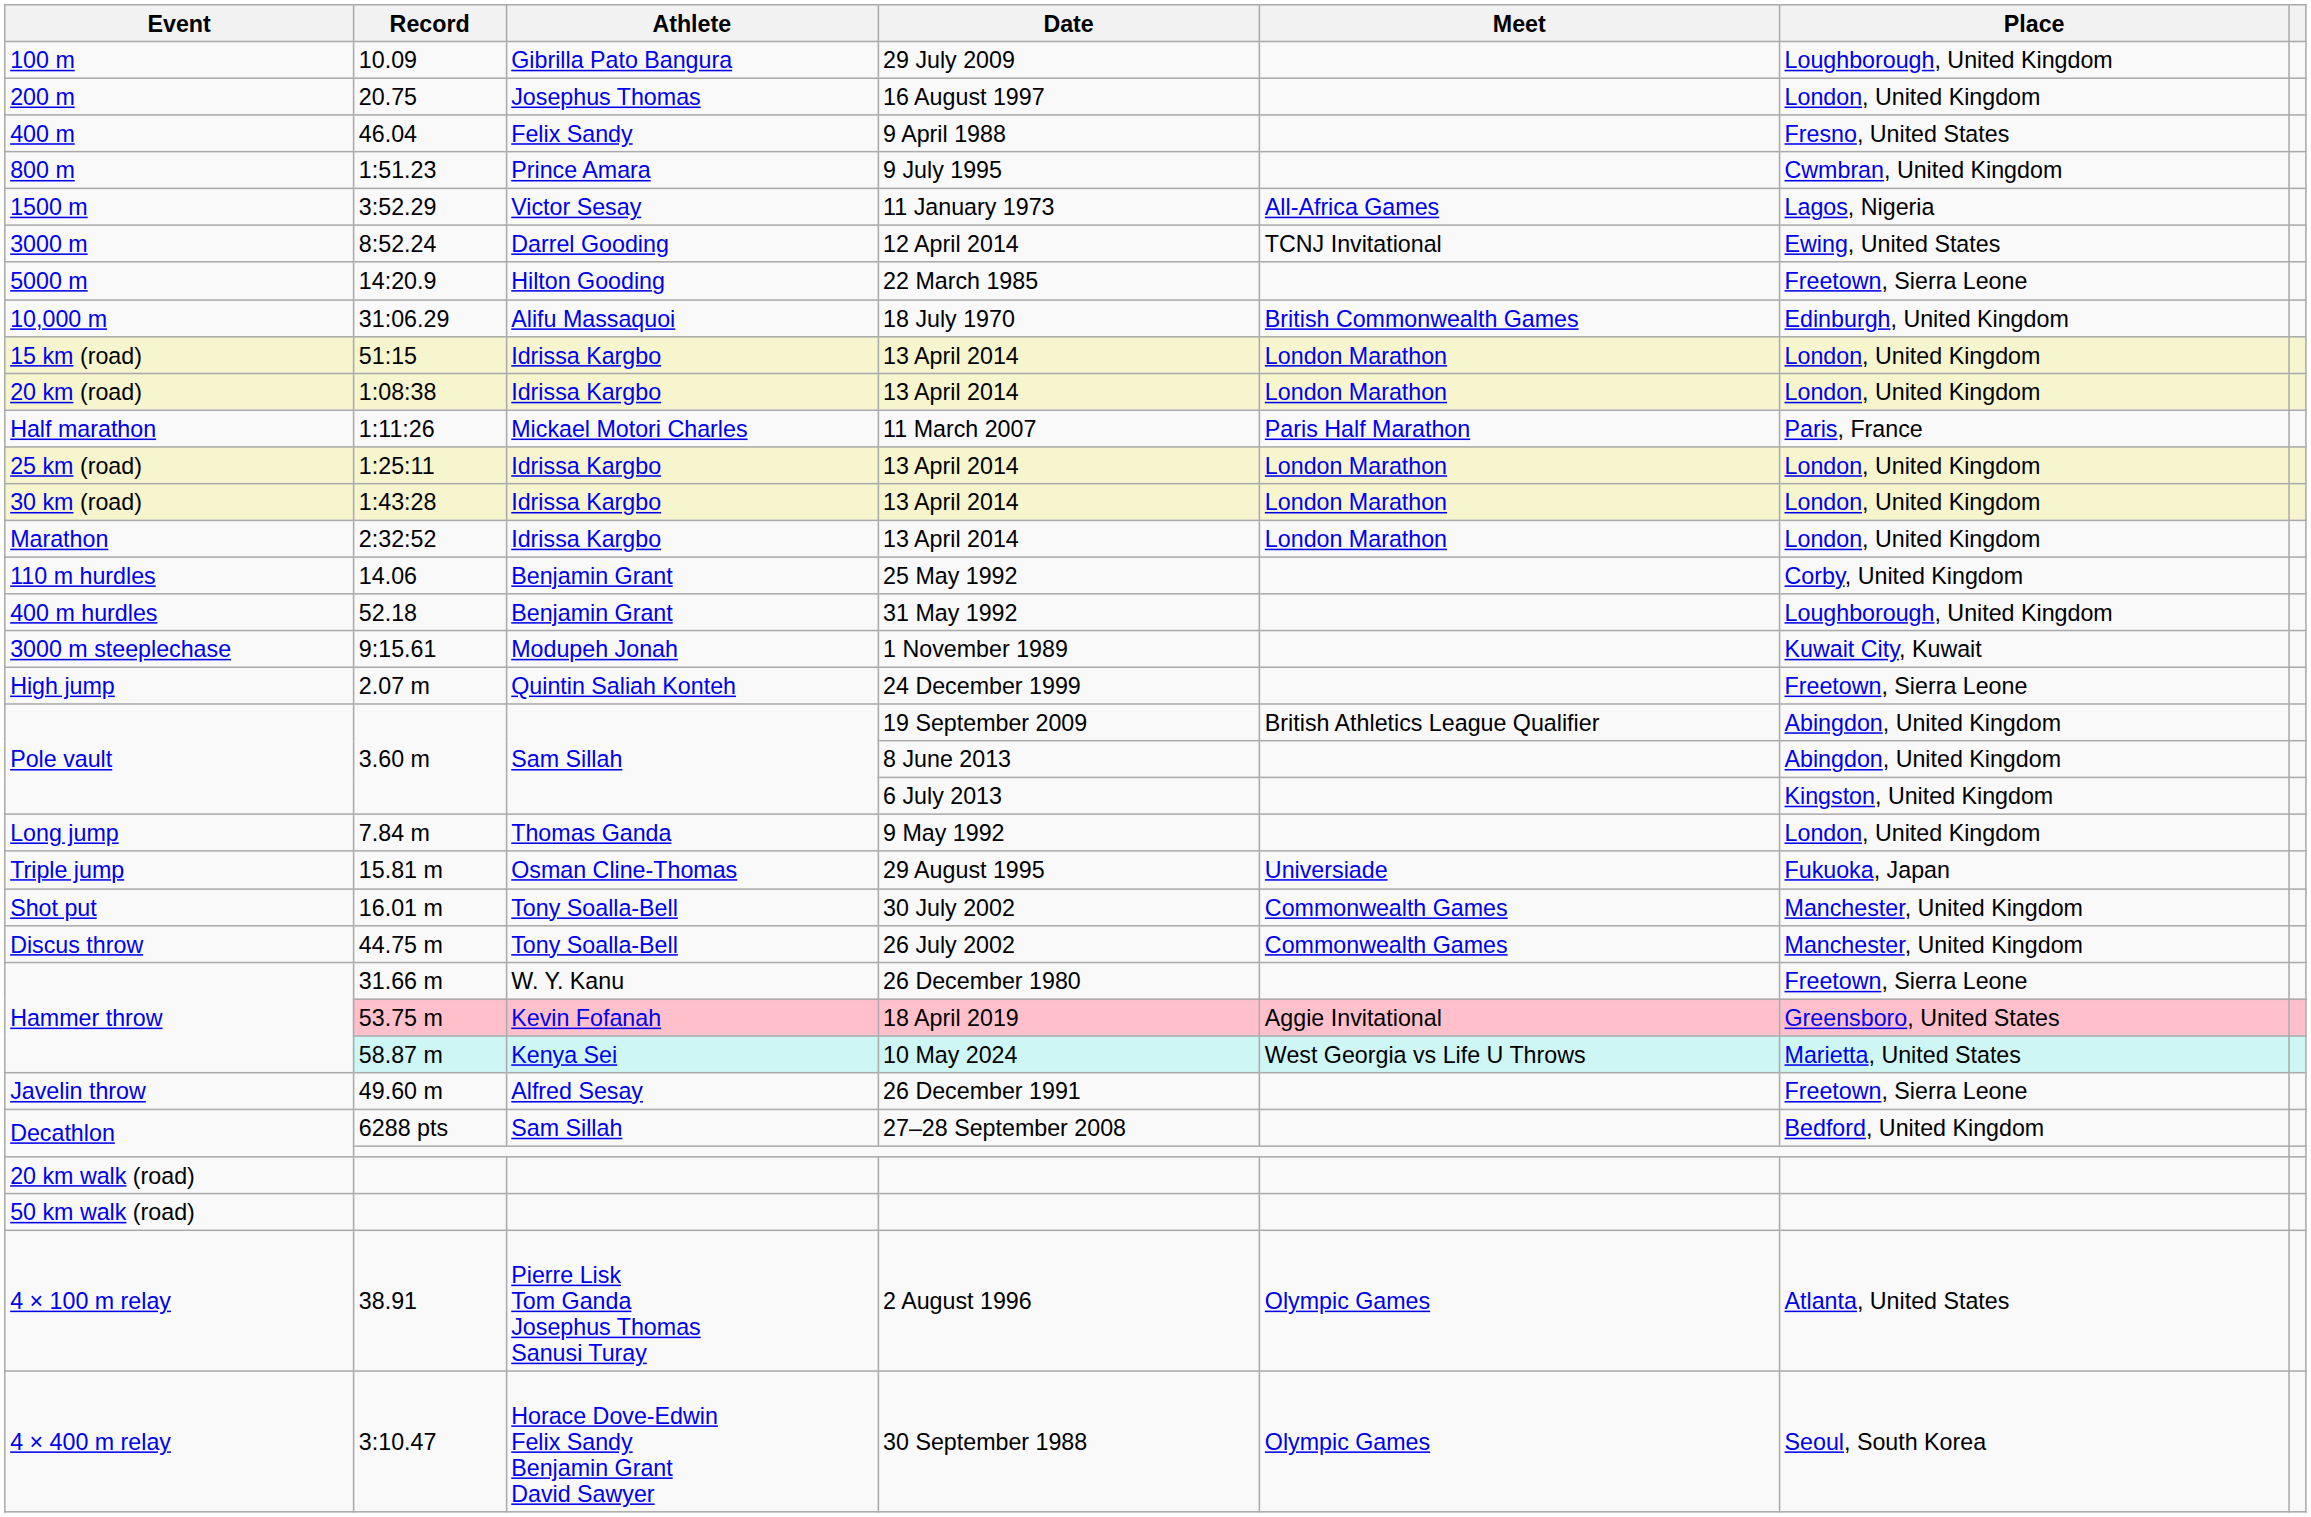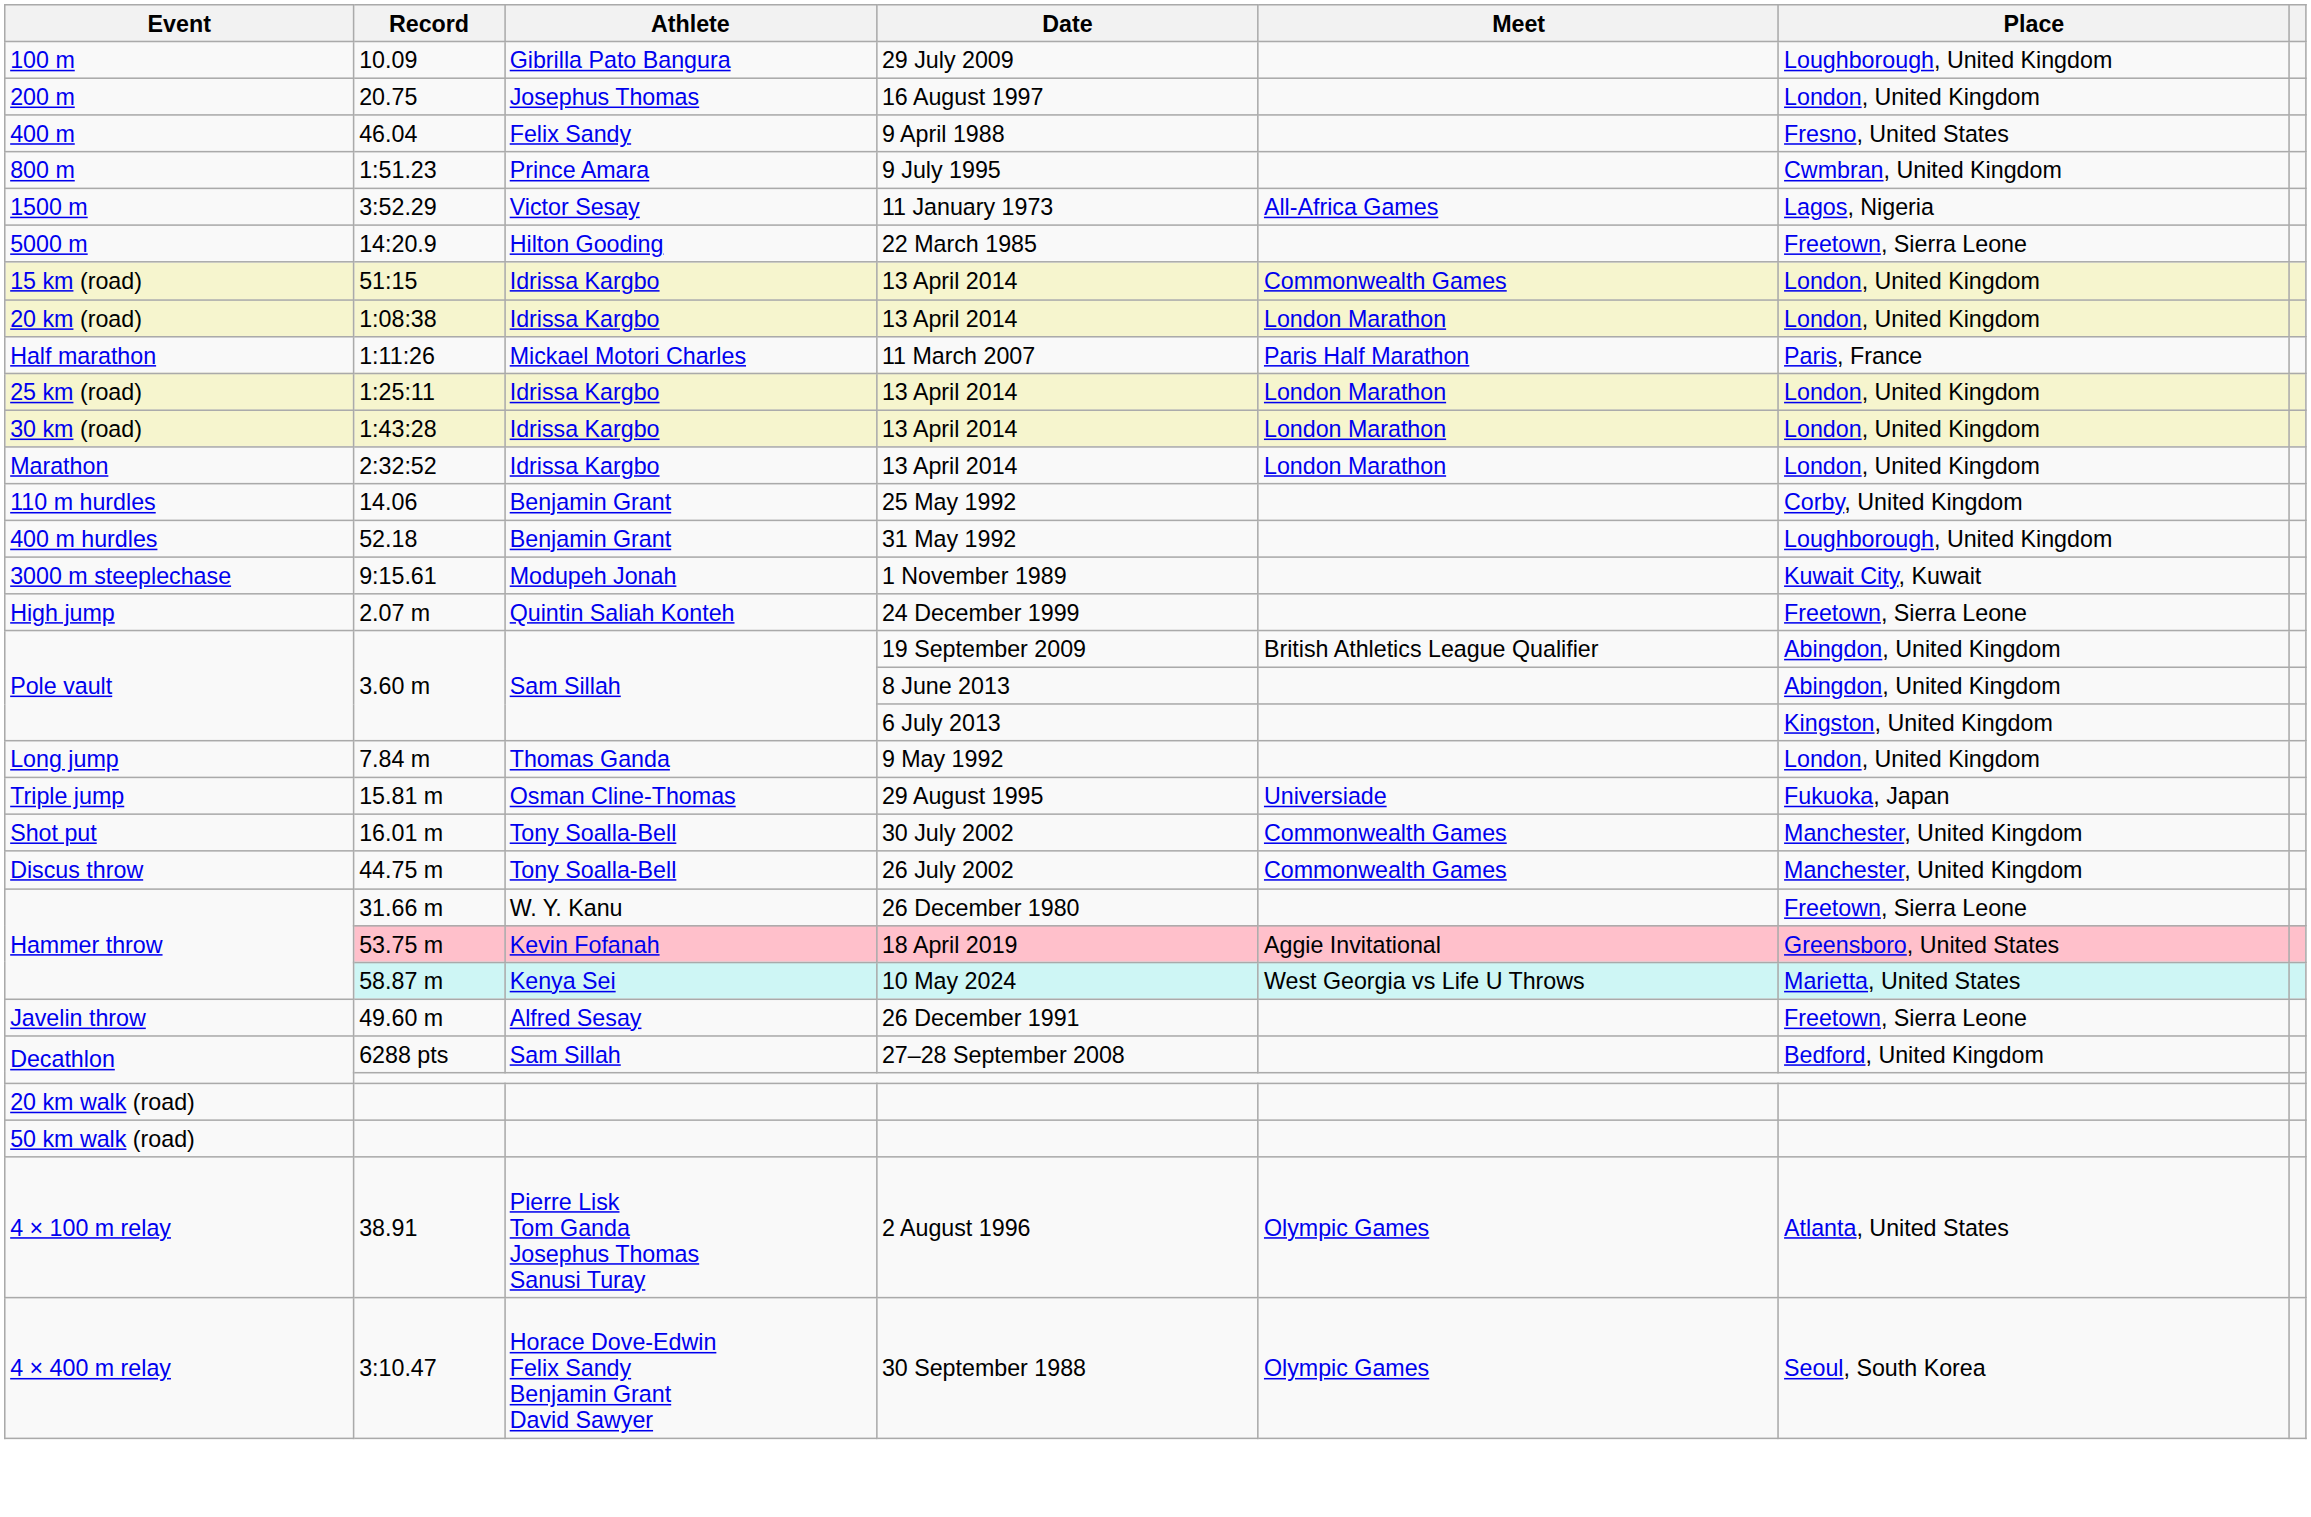- row: (49, 244)
- row: (59, 318)
(1356, 355) London Marathon -> (1385, 281) Commonwealth Games
